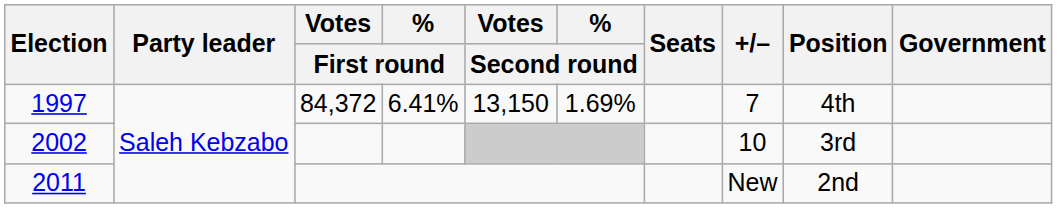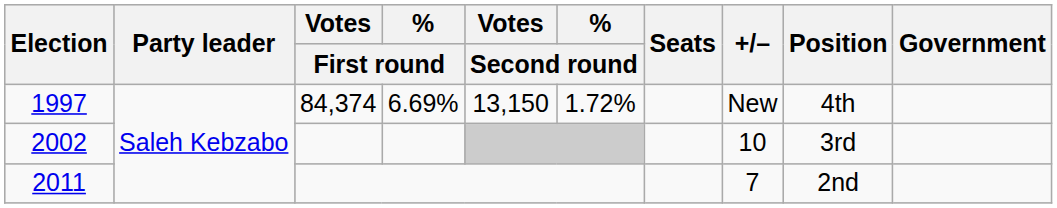(338, 103) 84,372 -> (338, 103) 84,374
(423, 103) 6.41% -> (423, 103) 6.69%
(600, 103) 1.69% -> (600, 103) 1.72%
(752, 103) 7 -> (752, 103) New
(752, 182) New -> (752, 182) 7
